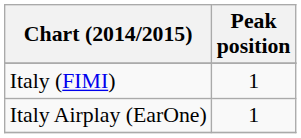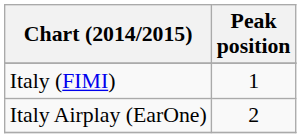(254, 115) 1 -> (254, 115) 2
